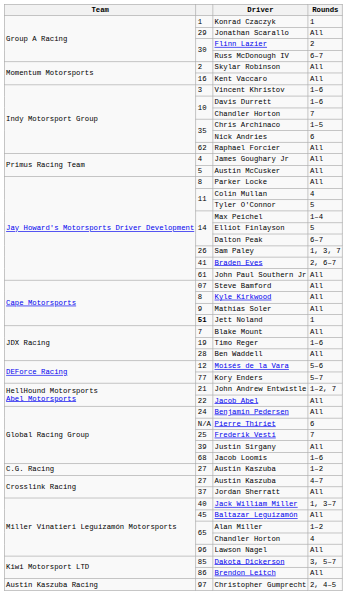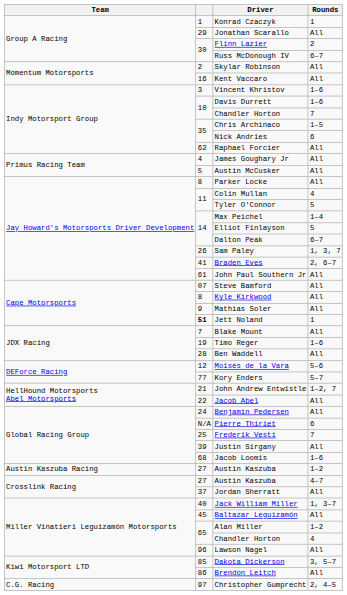(30, 470) C.G. Racing -> (52, 470) Austin Kaszuba Racing
(52, 585) Austin Kaszuba Racing -> (30, 585) C.G. Racing
